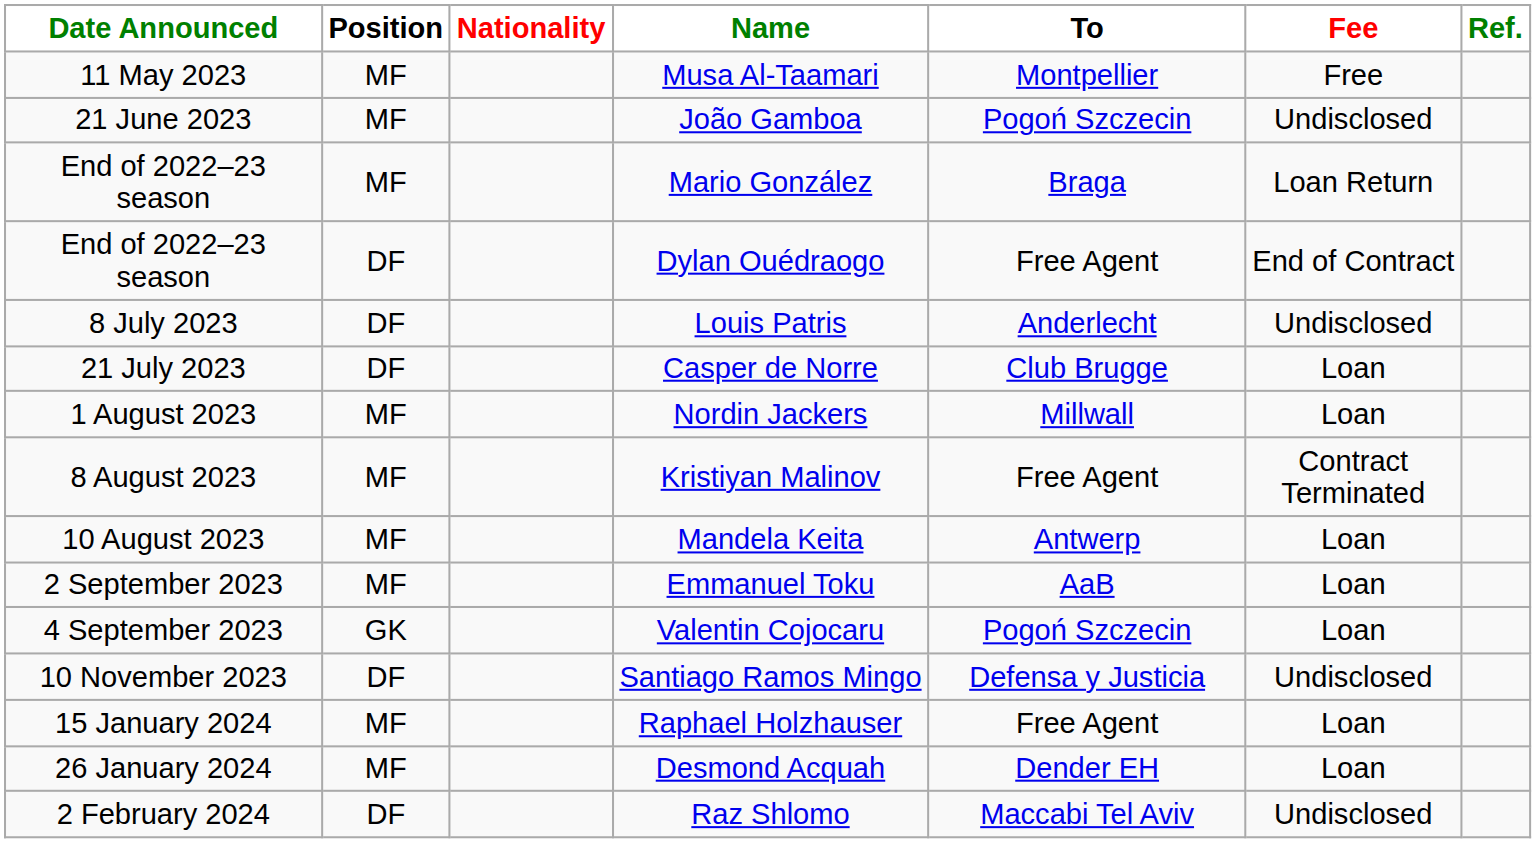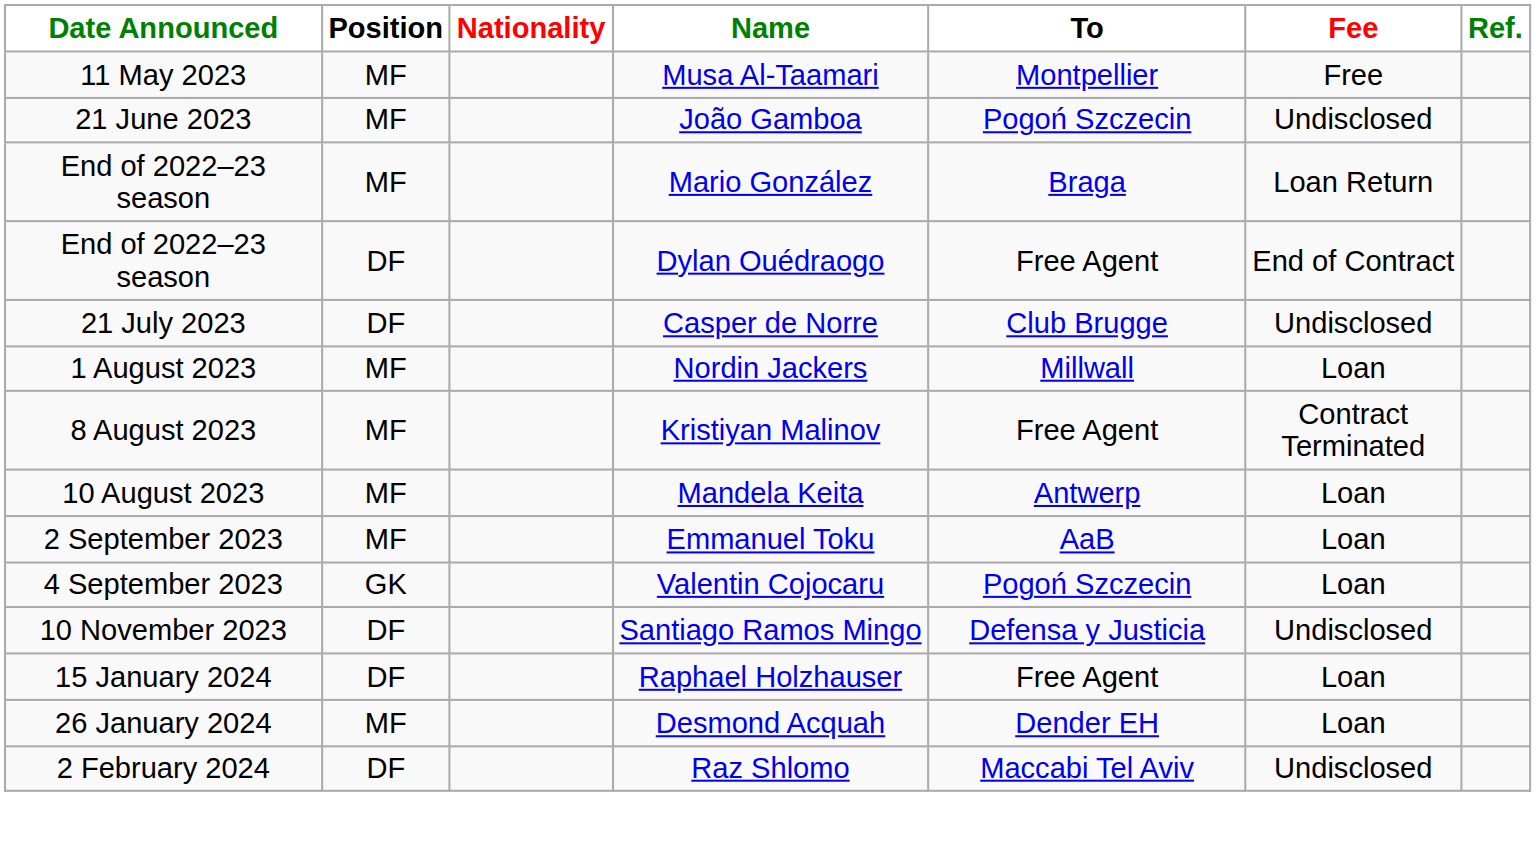- row: (770, 323)
(1353, 369) Loan -> (1353, 323) Undisclosed
(386, 723) MF -> (386, 677) DF
